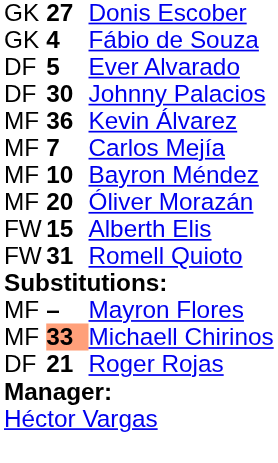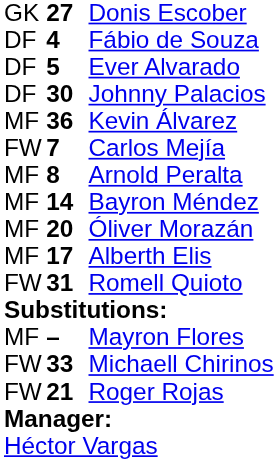(22, 40) GK -> (20, 40) DF
(22, 148) MF -> (23, 148) FW
+ row: (166, 175)
(60, 175) 10 -> (60, 202) 14
(23, 229) FW -> (22, 256) MF
(60, 229) 15 -> (60, 256) 17
(22, 337) MF -> (23, 364) FW
(60, 337) lightsalmon background -> (60, 364) no background
(20, 364) DF -> (23, 391) FW
